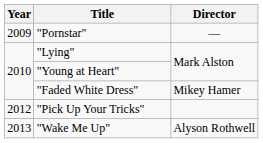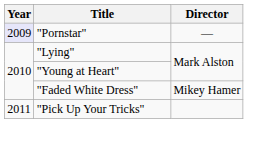(19, 33) no background -> (19, 33) lavender background
(19, 109) 2012 -> (19, 109) 2011
- row: (73, 128)
